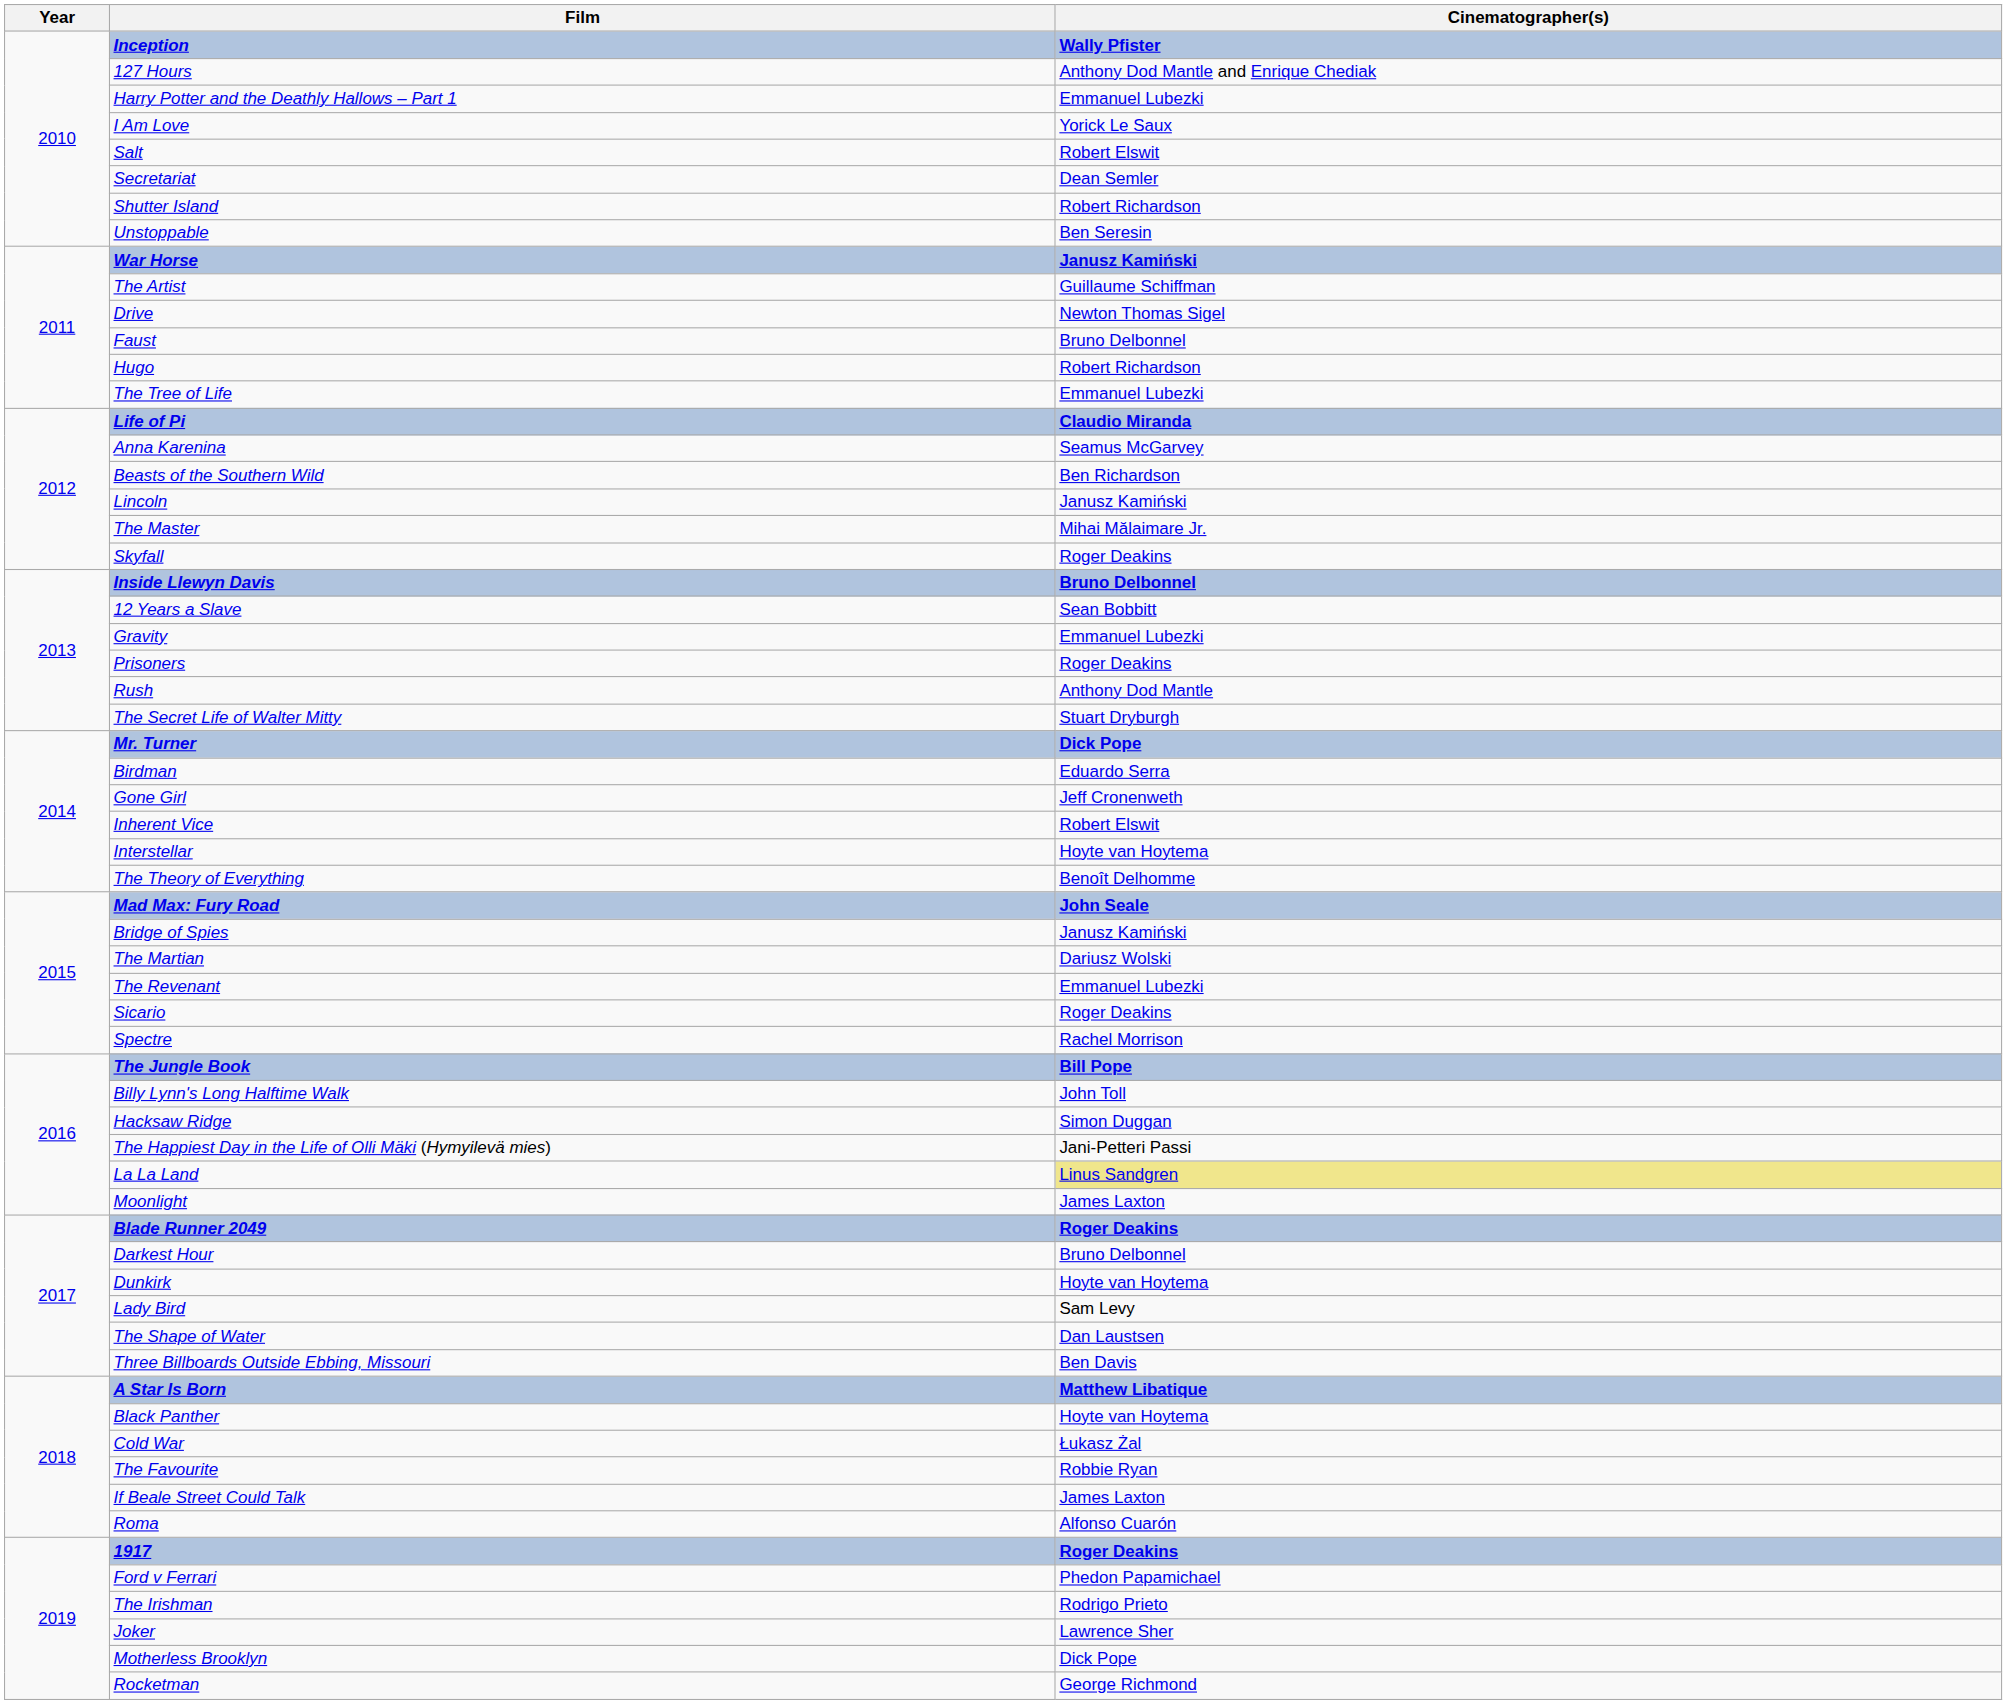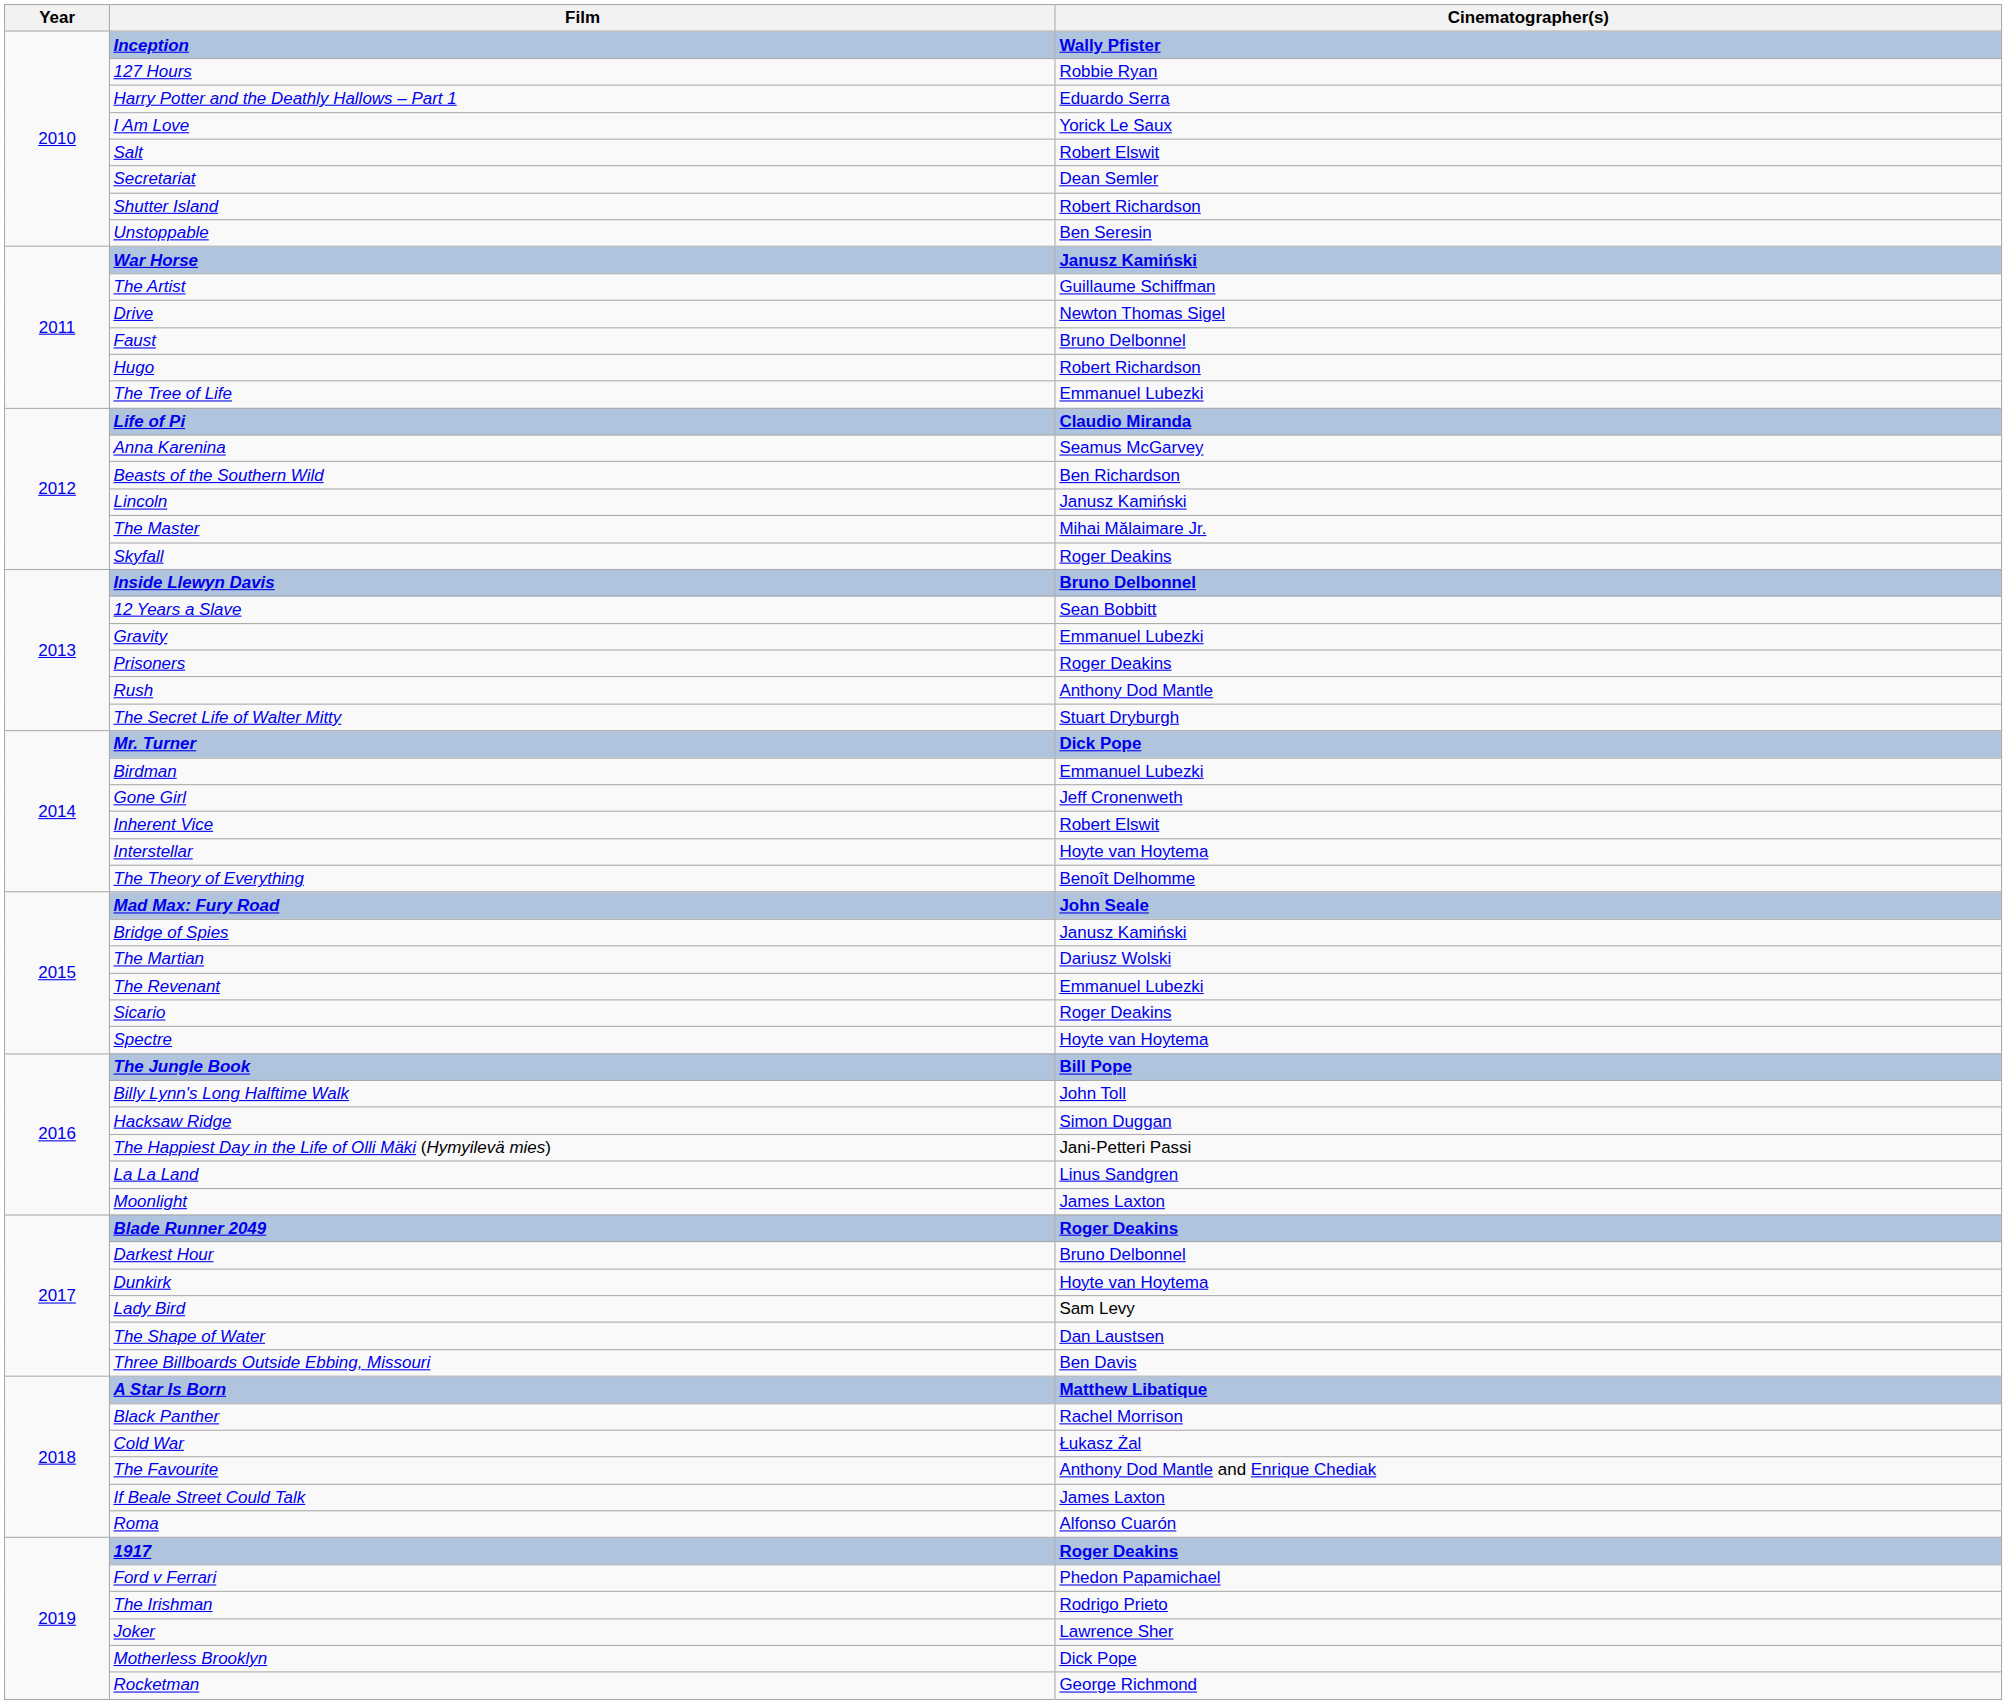(1218, 71) Anthony Dod Mantle and Enrique Chediak -> (1108, 71) Robbie Ryan
(1132, 98) Emmanuel Lubezki -> (1115, 98) Eduardo Serra
(1115, 771) Eduardo Serra -> (1132, 771) Emmanuel Lubezki
(1121, 1040) Rachel Morrison -> (1134, 1040) Hoyte van Hoytema
(1119, 1174) khaki background -> (1119, 1174) no background
(1134, 1416) Hoyte van Hoytema -> (1121, 1416) Rachel Morrison
(1108, 1470) Robbie Ryan -> (1218, 1470) Anthony Dod Mantle and Enrique Chediak
